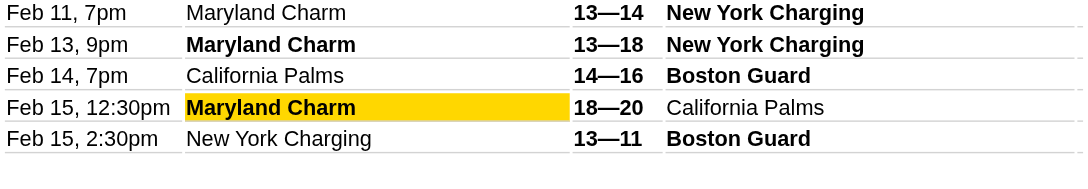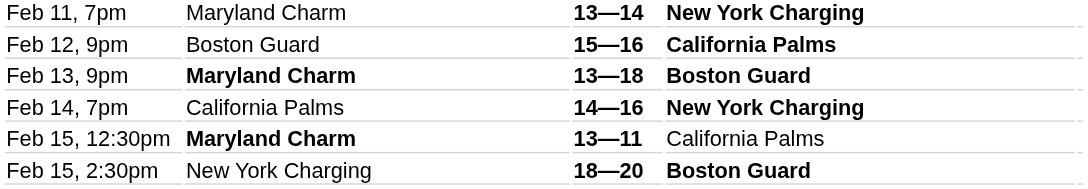+ row: (67, 44)
(765, 44) New York Charging -> (739, 75) Boston Guard
(739, 75) Boston Guard -> (765, 107) New York Charging
(271, 107) gold background -> (271, 138) no background
(609, 107) 18—20 -> (608, 138) 13—11
(608, 138) 13—11 -> (609, 170) 18—20
